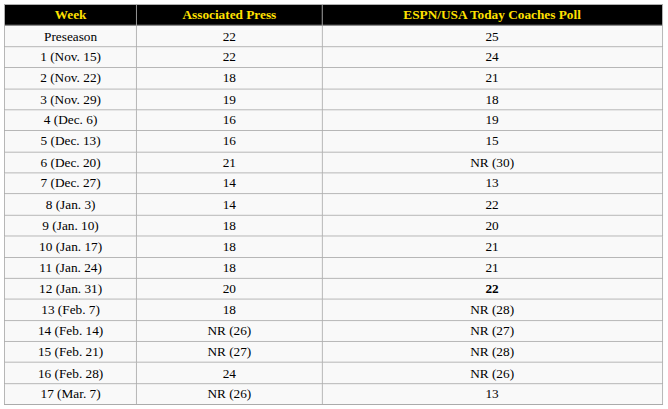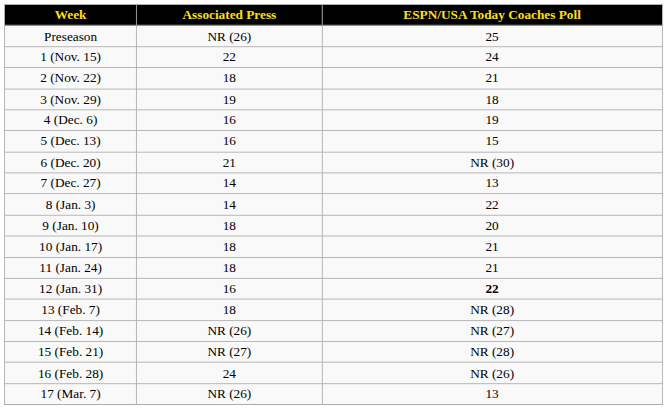(229, 36) 22 -> (229, 36) NR (26)
(229, 288) 20 -> (229, 288) 16
